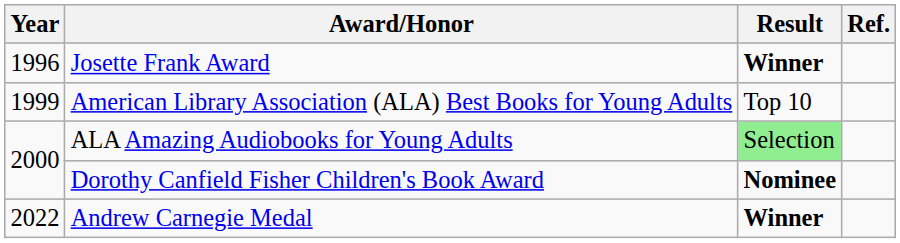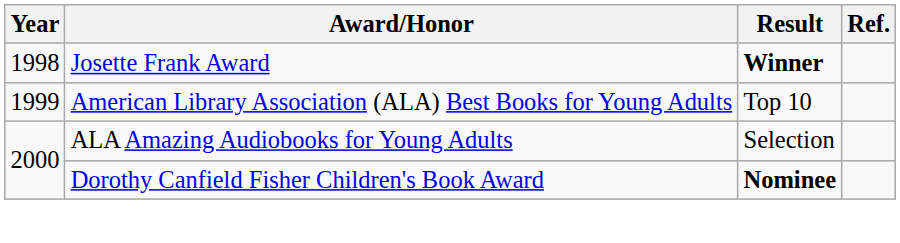(35, 62) 1996 -> (35, 62) 1998
(789, 140) lightgreen background -> (789, 140) no background
- row: (192, 218)
